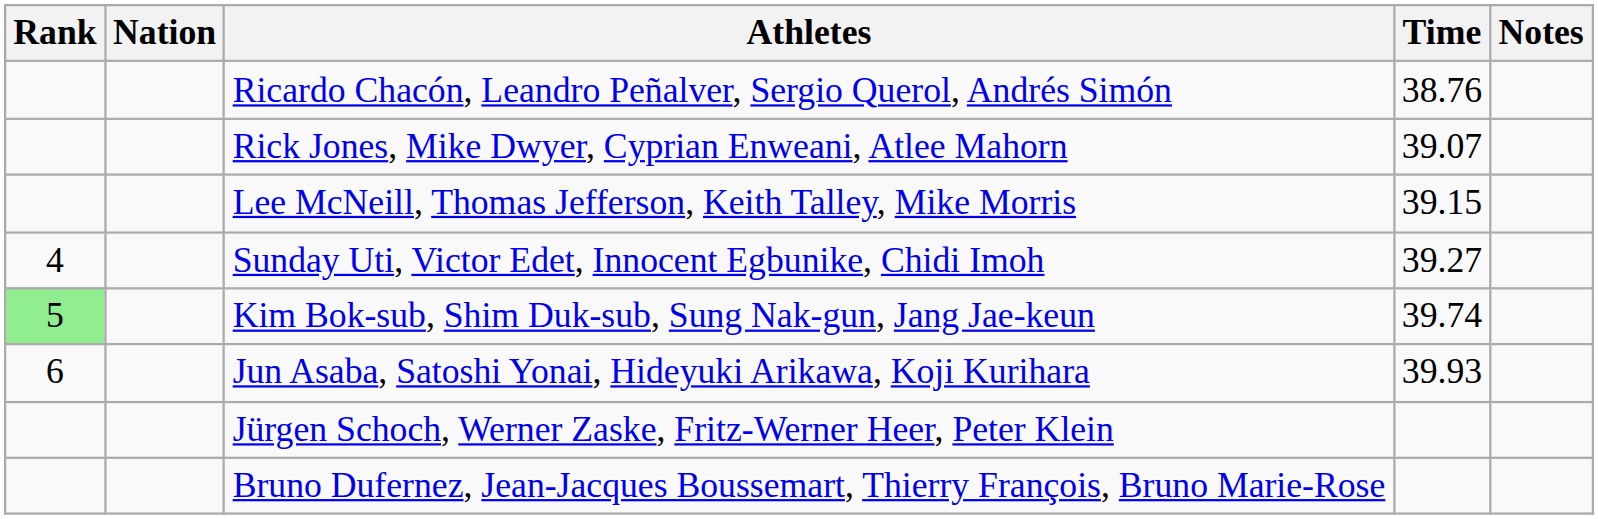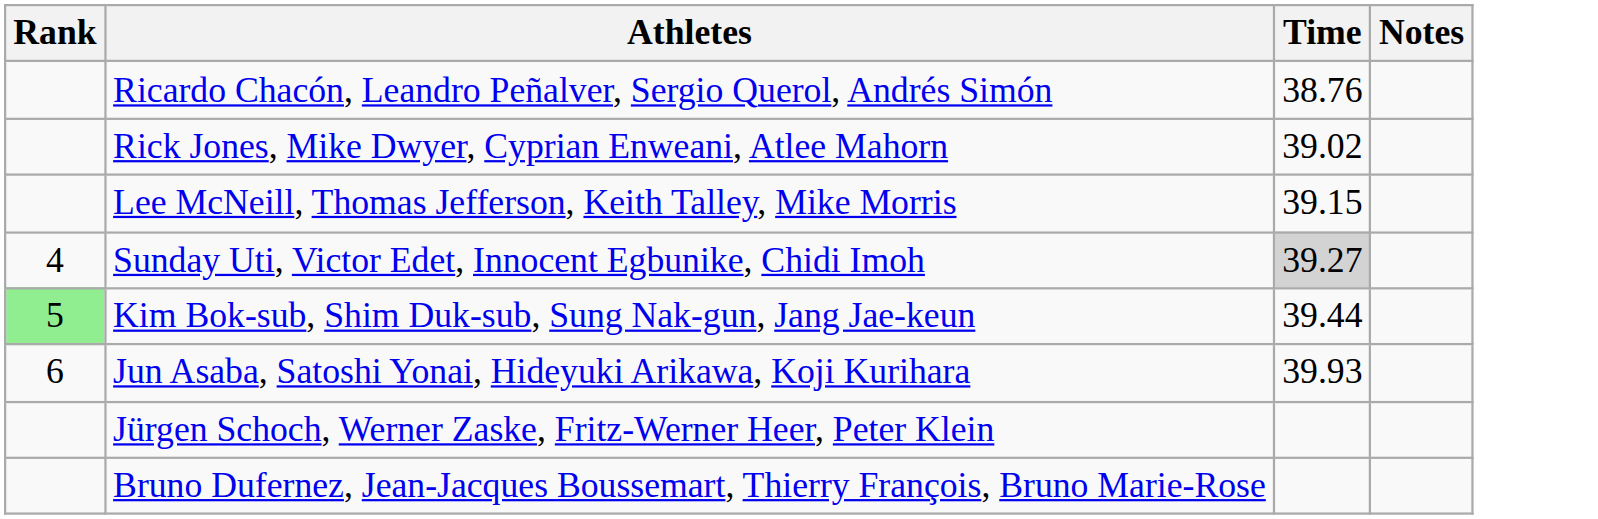- column: (165, 32)
(1442, 145) 39.07 -> (1322, 145) 39.02
(1442, 259) no background -> (1322, 259) lightgrey background
(1442, 315) 39.74 -> (1322, 315) 39.44
